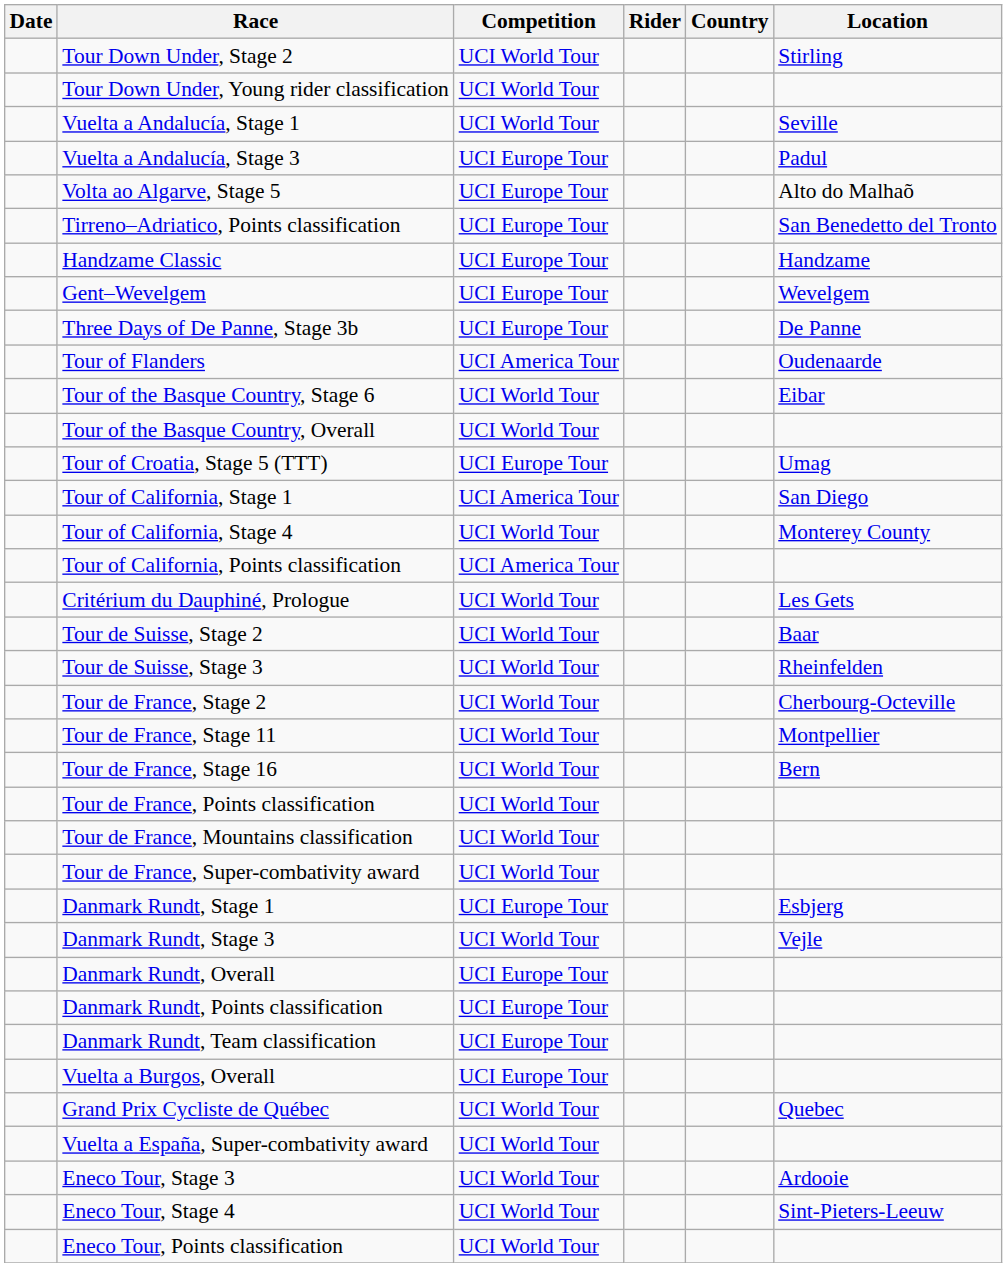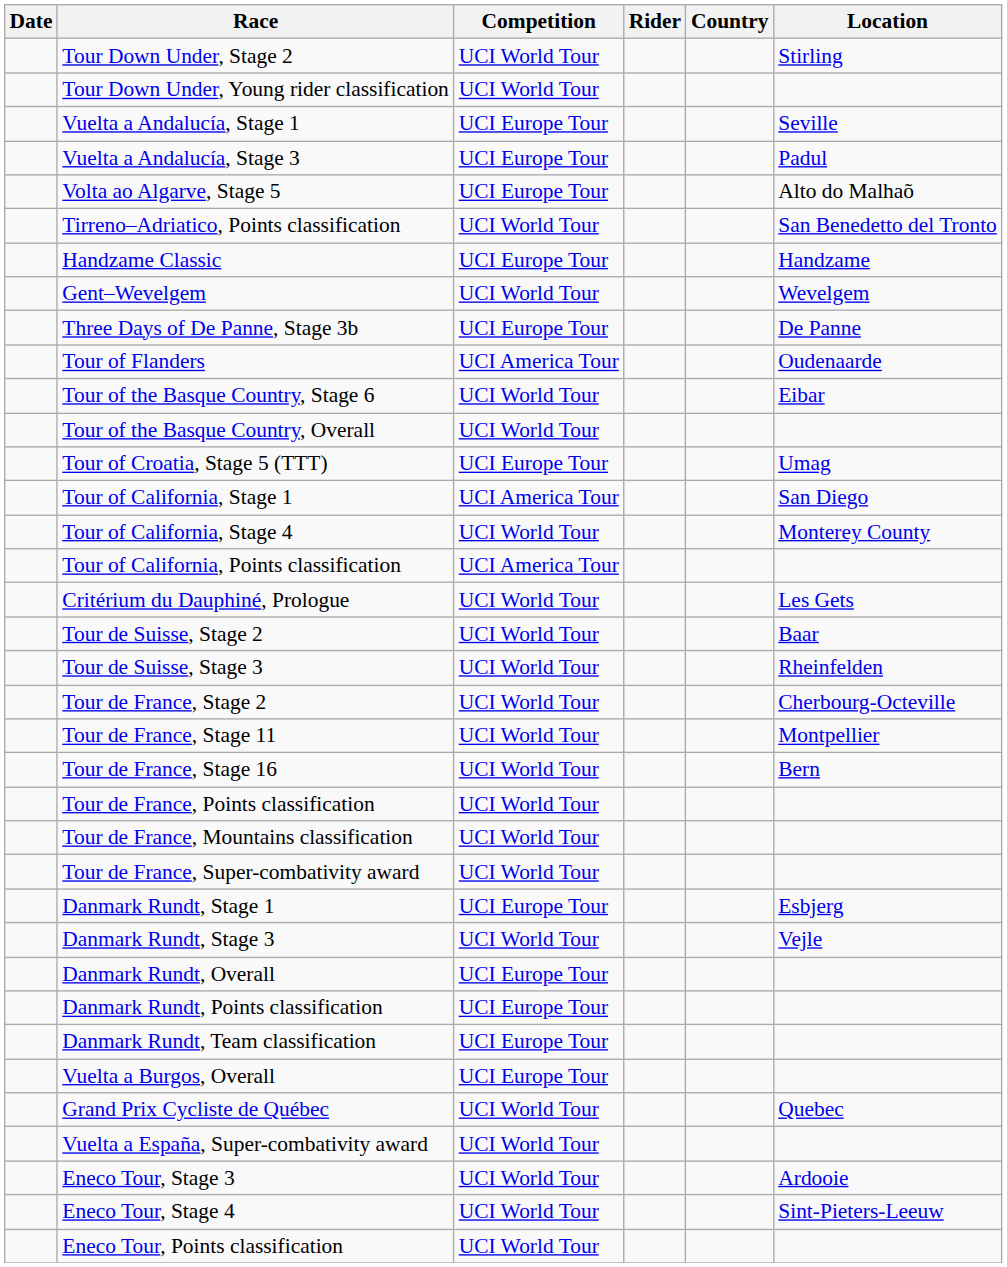(529, 123) UCI World Tour -> (533, 123) UCI Europe Tour
(533, 225) UCI Europe Tour -> (529, 225) UCI World Tour
(533, 293) UCI Europe Tour -> (529, 293) UCI World Tour
